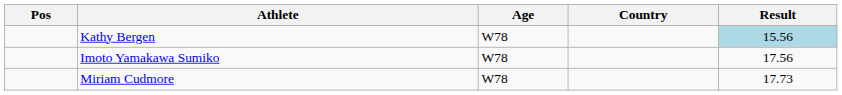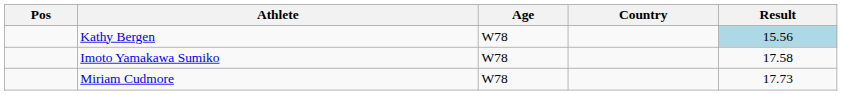(778, 57) 17.56 -> (778, 57) 17.58
